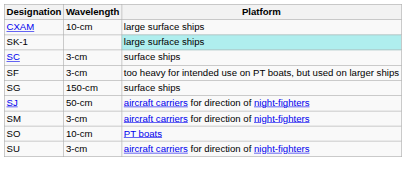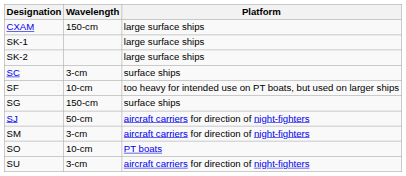(79, 27) 10-cm -> (82, 27) 150-cm
(164, 42) paleturquoise background -> (164, 42) no background
+ row: (17, 57)
(77, 73) 3-cm -> (79, 88) 10-cm
